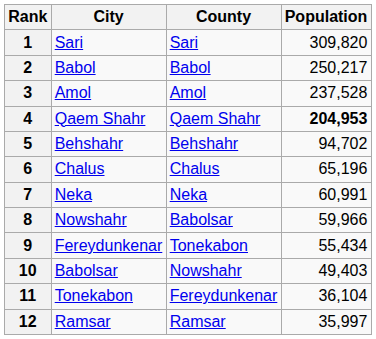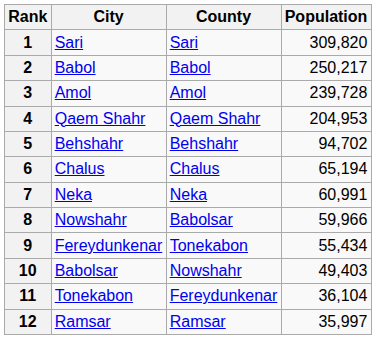(338, 93) 237,528 -> (338, 93) 239,728
(338, 118) bold -> (338, 118) normal
(343, 169) 65,196 -> (343, 169) 65,194
